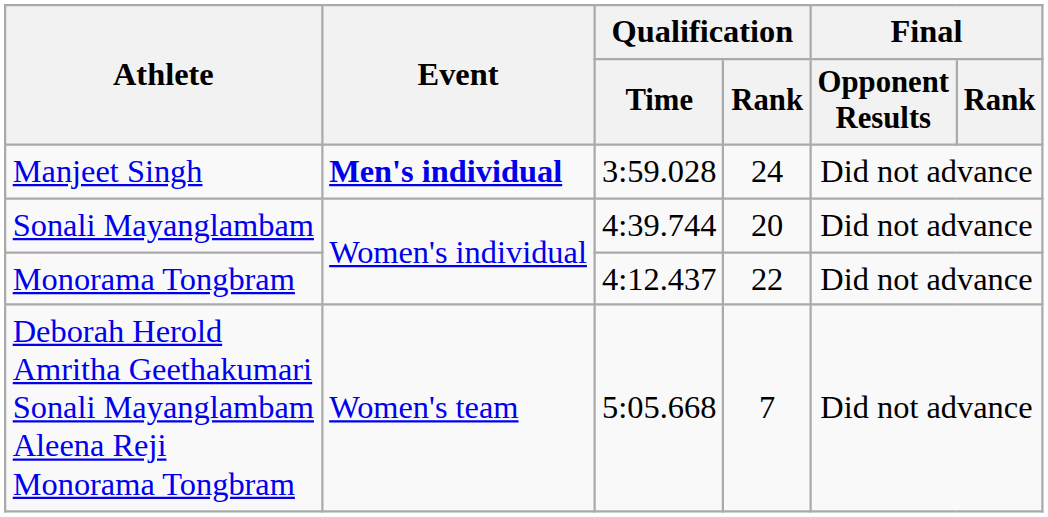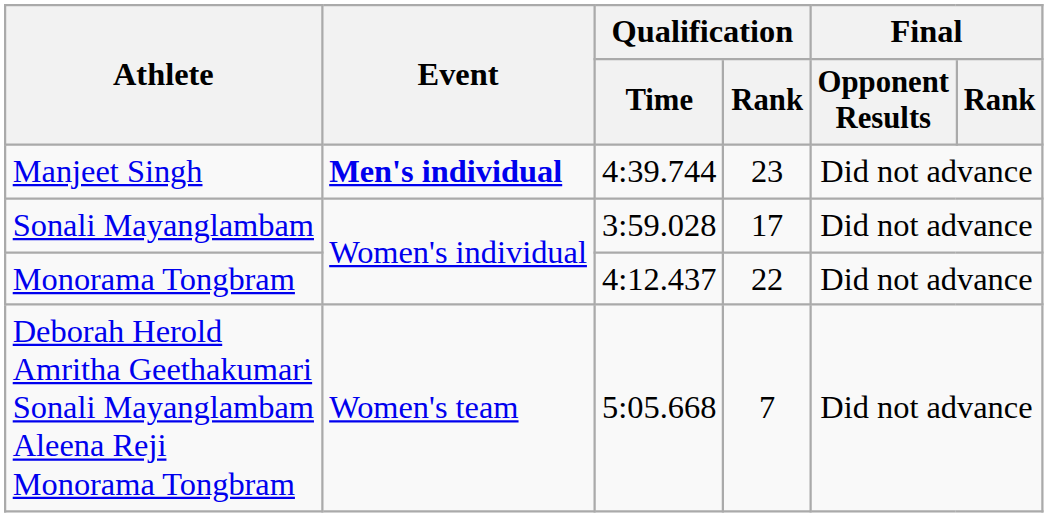(659, 171) 3:59.028 -> (659, 171) 4:39.744
(767, 171) 24 -> (767, 171) 23
(659, 225) 4:39.744 -> (659, 225) 3:59.028
(767, 225) 20 -> (767, 225) 17
